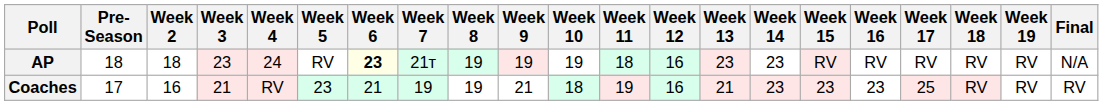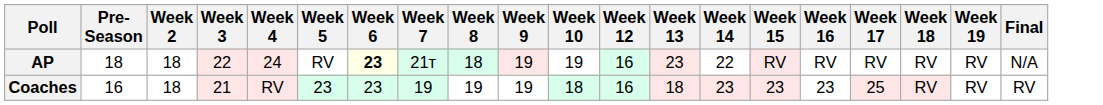- column: (624, 27)
(222, 62) 23 -> (222, 62) 22
(473, 62) 19 -> (473, 62) 18
(775, 62) 23 -> (725, 62) 22
(114, 88) 17 -> (114, 88) 16
(172, 88) 16 -> (172, 88) 18
(373, 88) 21 -> (373, 88) 23
(524, 88) 21 -> (524, 88) 19
(725, 88) 21 -> (675, 88) 18
